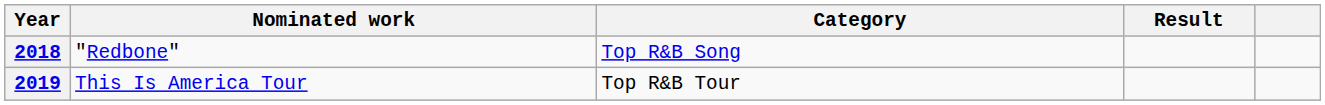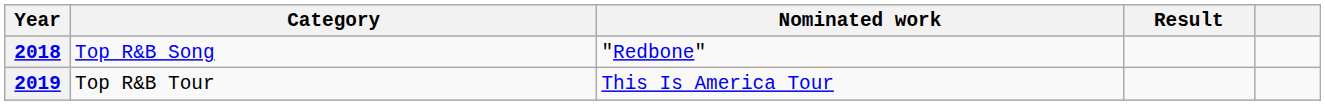columns swapped: (334, 21) <-> (860, 21)
